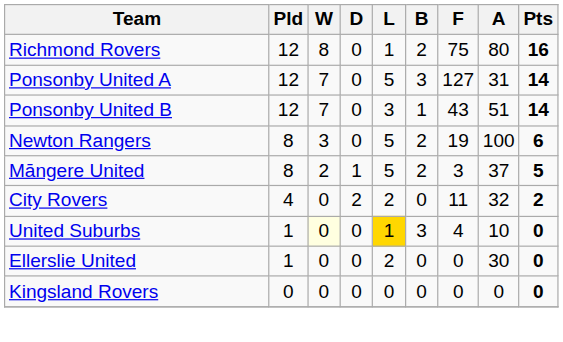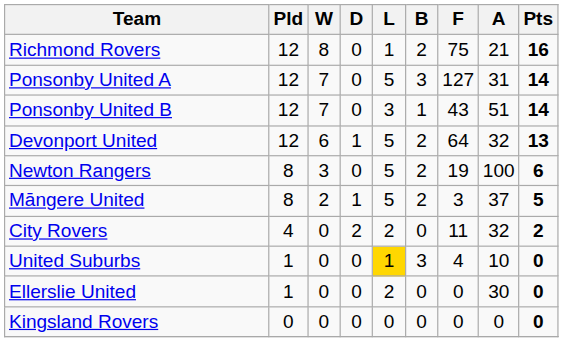(499, 49) 80 -> (499, 49) 21
+ row: (83, 140)
(324, 230) lightyellow background -> (324, 261) no background
